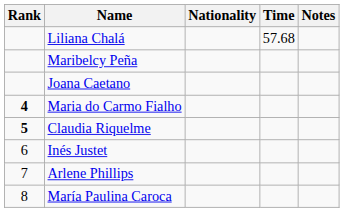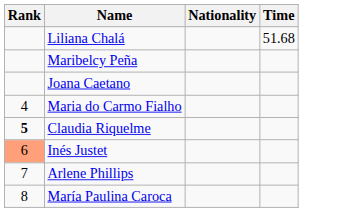- column: (318, 15)
(279, 38) 57.68 -> (279, 38) 51.68
(24, 106) bold -> (24, 106) normal
(24, 151) no background -> (24, 151) lightsalmon background
